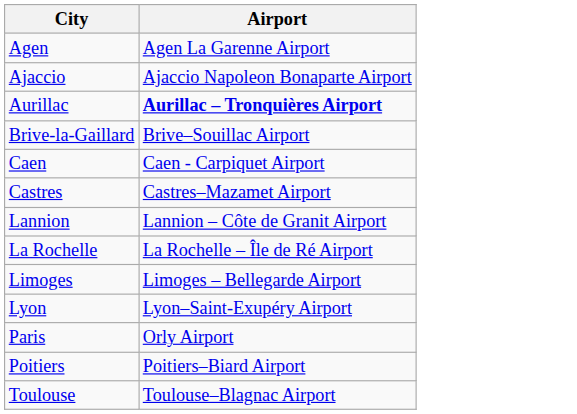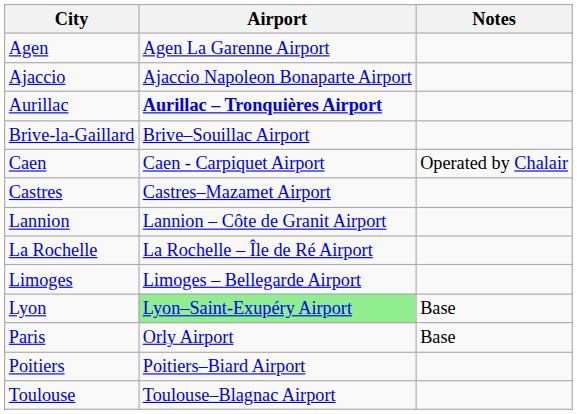+ column: (494, 18)
(247, 308) no background -> (247, 308) lightgreen background
